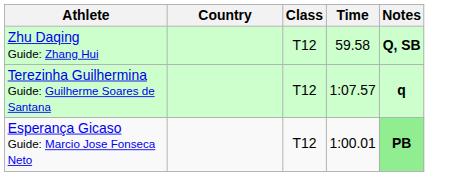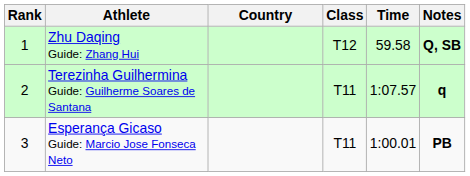+ column: (25, 15)
(304, 91) T12 -> (345, 91) T11
(304, 144) T12 -> (345, 144) T11
(402, 144) lightgreen background -> (442, 144) no background
